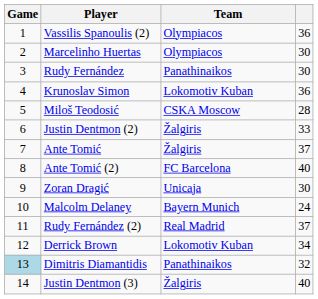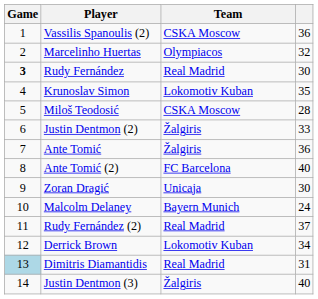(193, 33) Olympiacos -> (202, 33) CSKA Moscow
(304, 52) 30 -> (304, 52) 32
(23, 71) normal -> (23, 71) bold
(198, 71) Panathinaikos -> (194, 71) Real Madrid
(304, 91) 36 -> (304, 91) 35
(304, 149) 37 -> (304, 149) 36
(198, 264) Panathinaikos -> (194, 264) Real Madrid
(304, 264) 32 -> (304, 264) 31
